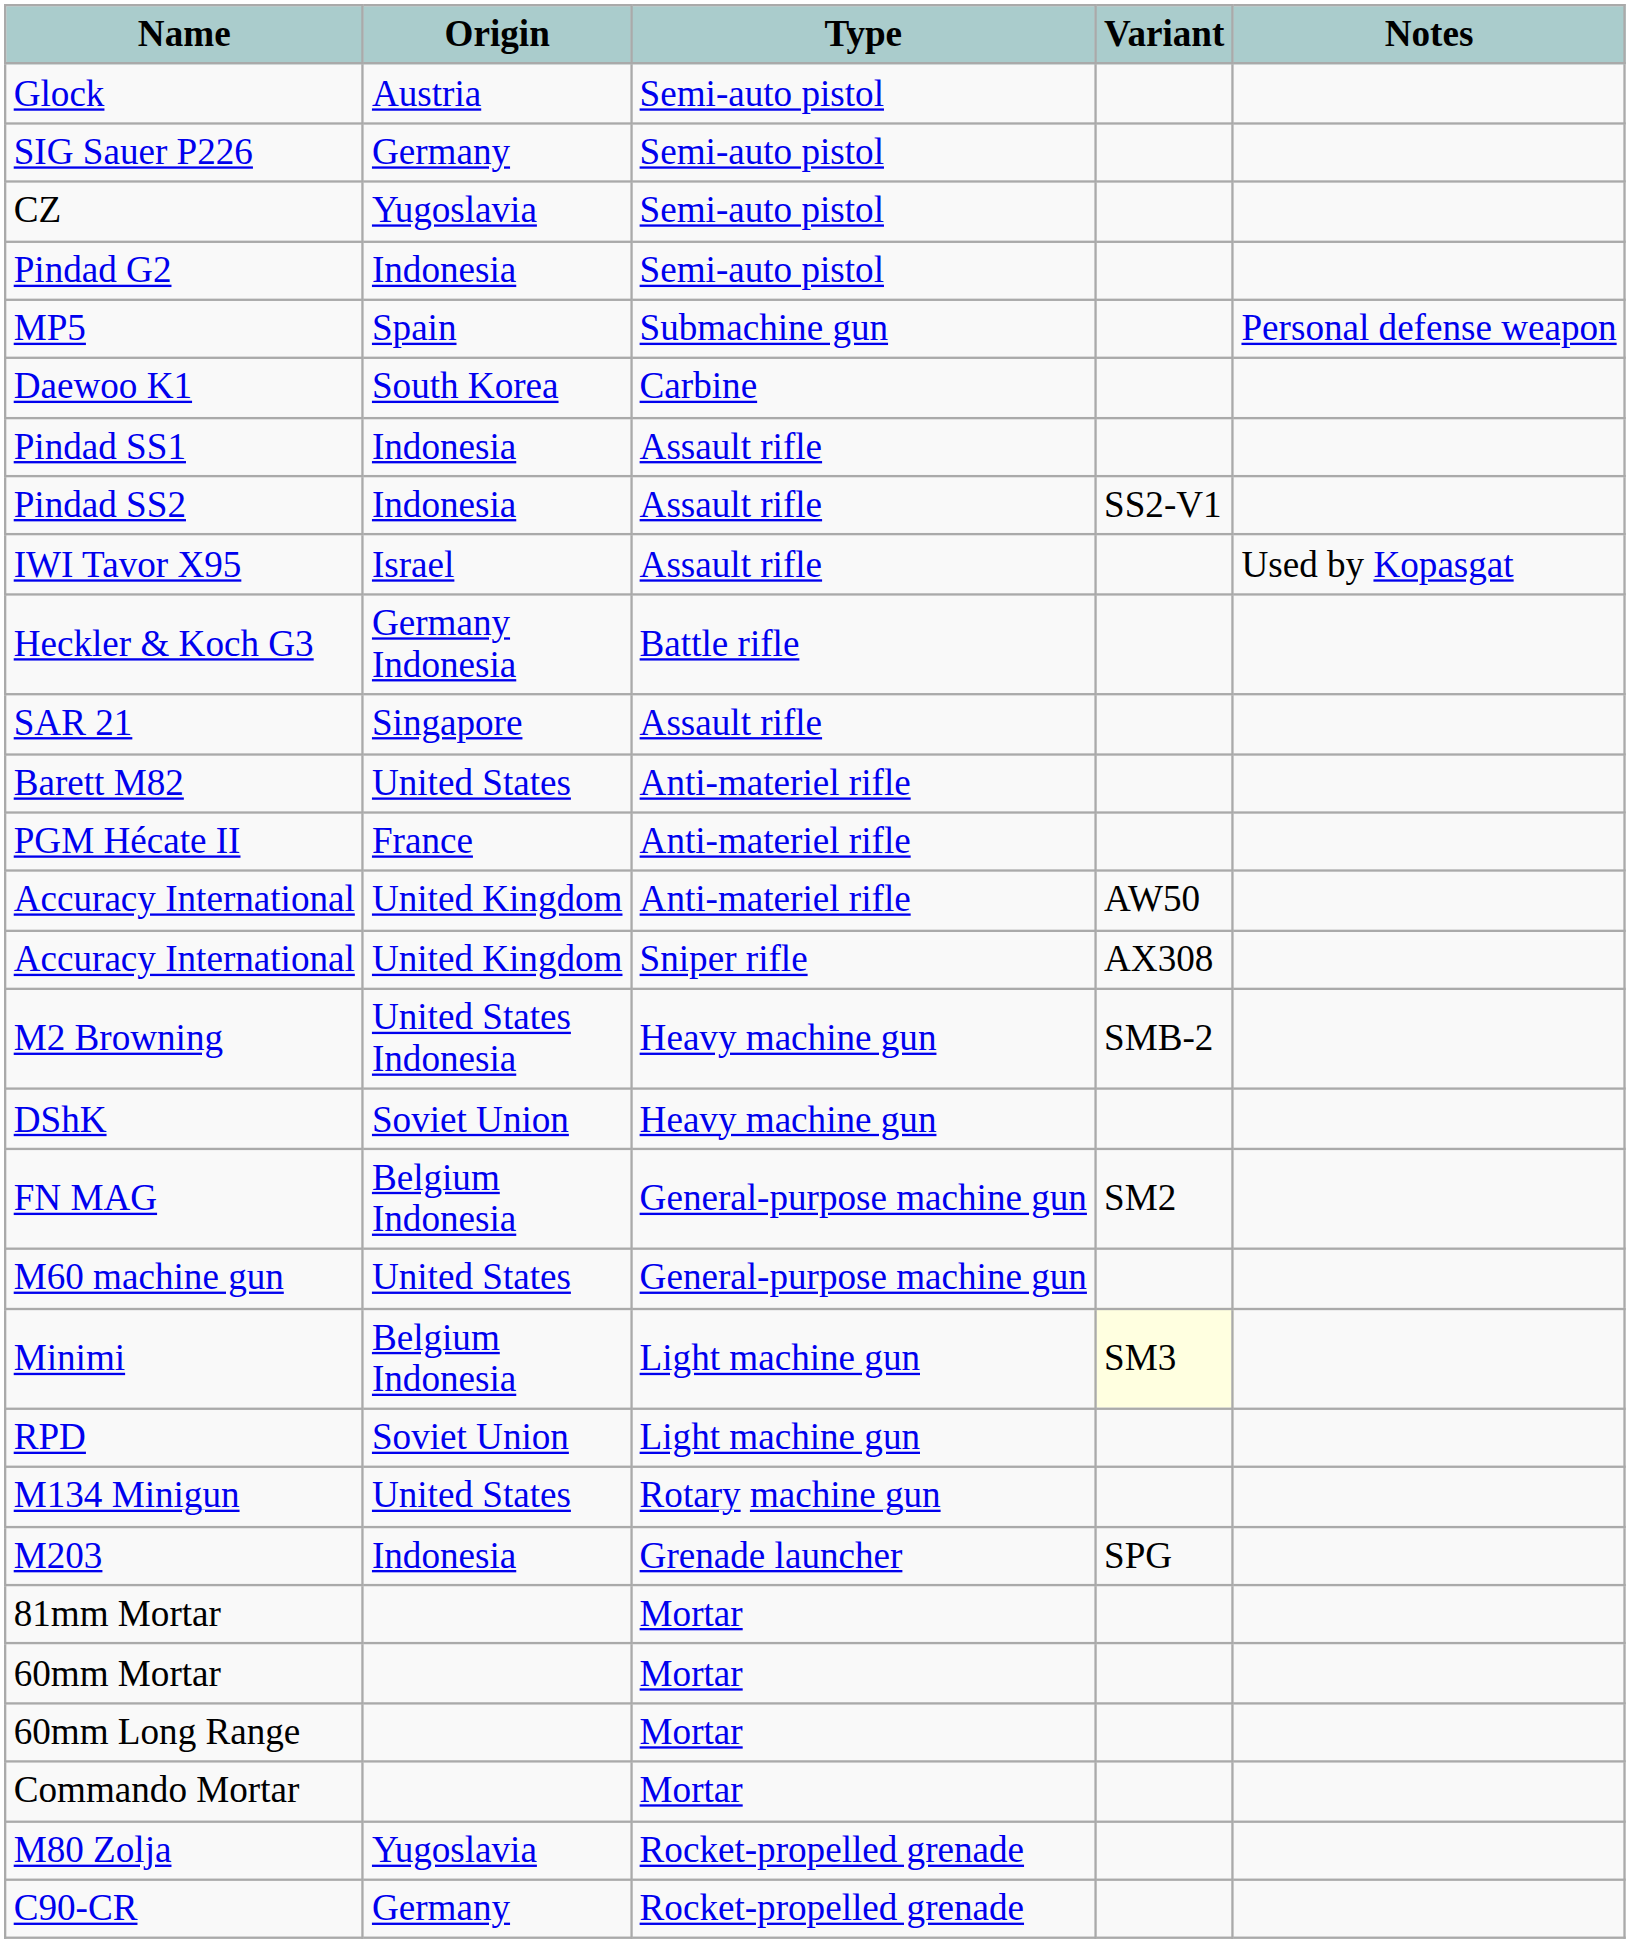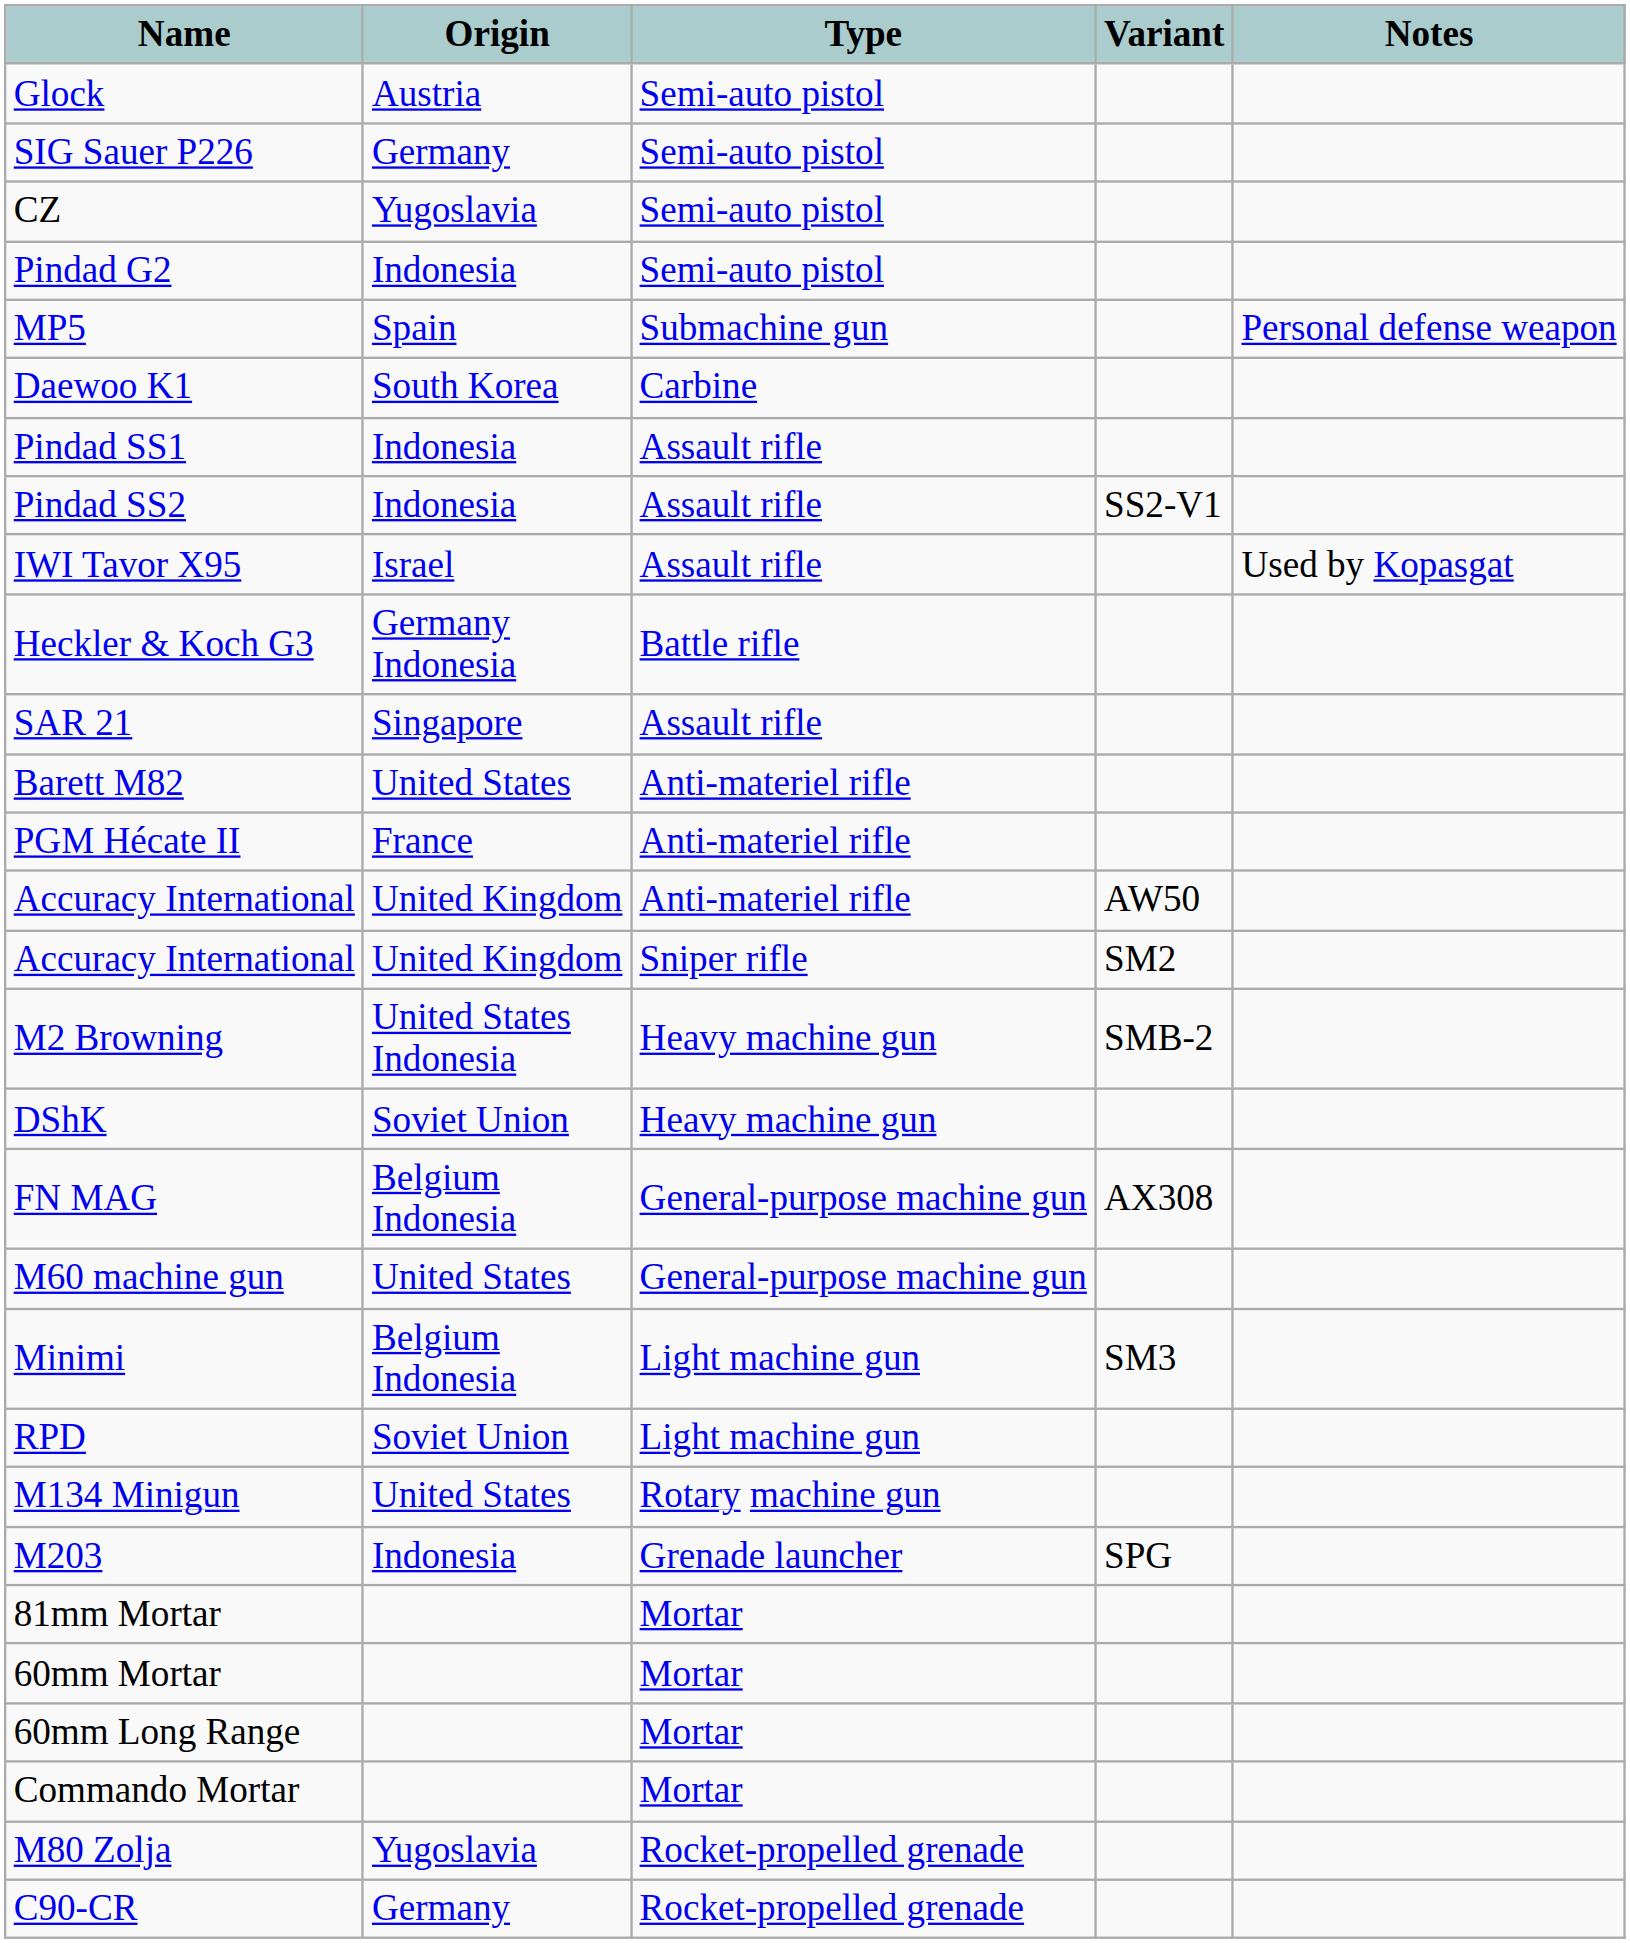(1159, 958) AX308 -> (1140, 958) SM2
(1140, 1197) SM2 -> (1159, 1197) AX308
(1140, 1357) lightyellow background -> (1140, 1357) no background
